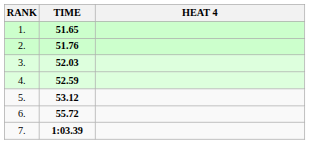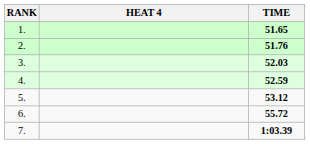columns swapped: (200, 13) <-> (67, 13)
